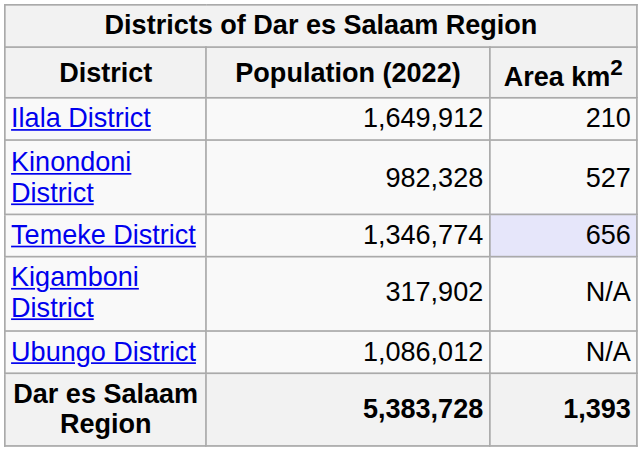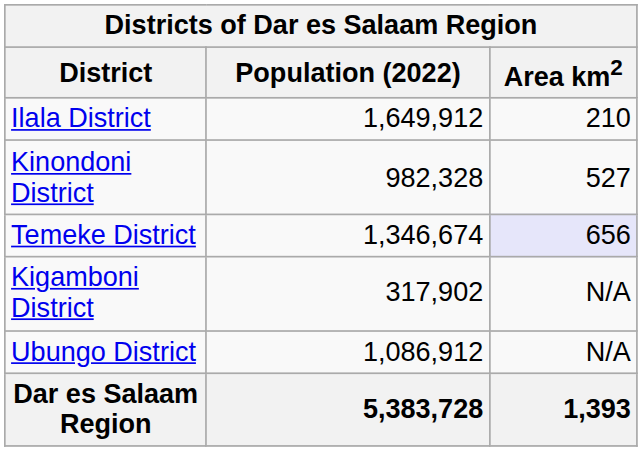(423, 235) 1,346,774 -> (423, 235) 1,346,674
(423, 351) 1,086,012 -> (423, 351) 1,086,912
